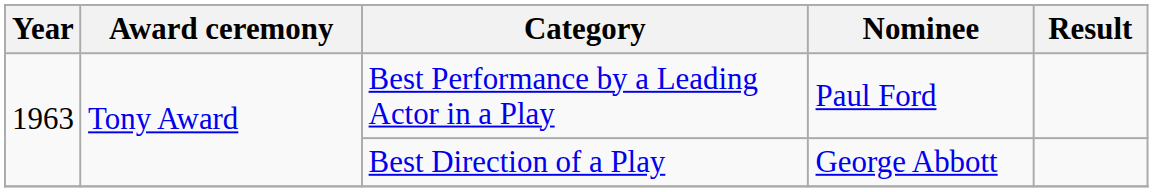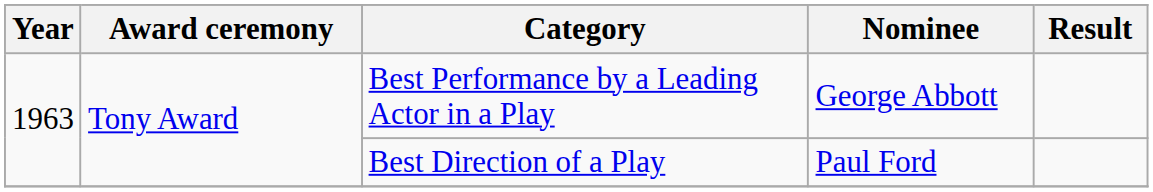(876, 95) Paul Ford -> (907, 95) George Abbott
(907, 161) George Abbott -> (876, 161) Paul Ford
